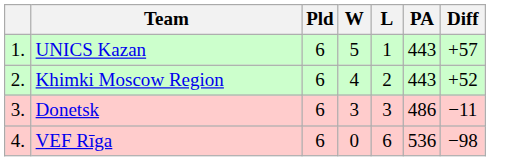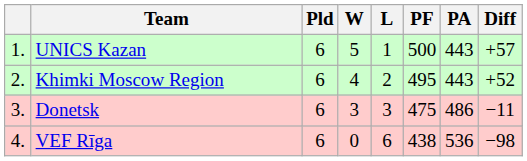+ column: (422, 19)
